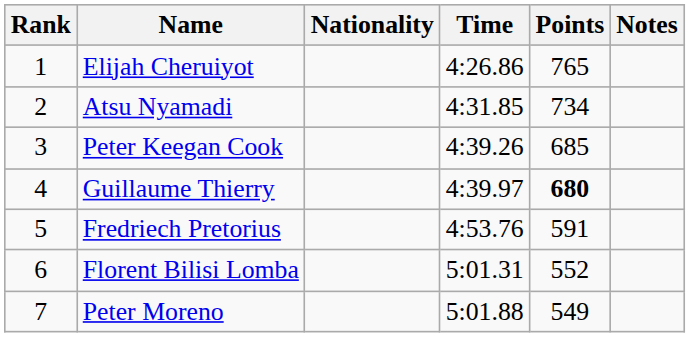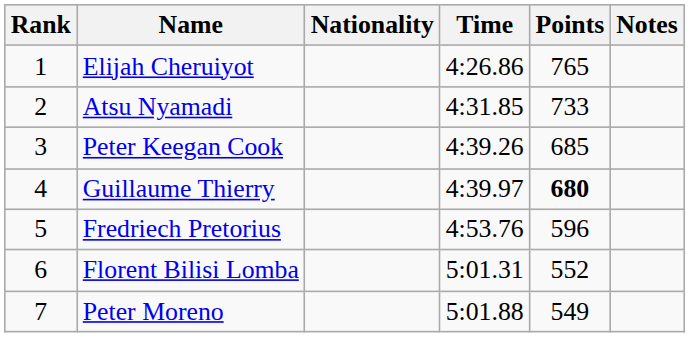(570, 106) 734 -> (570, 106) 733
(570, 229) 591 -> (570, 229) 596
